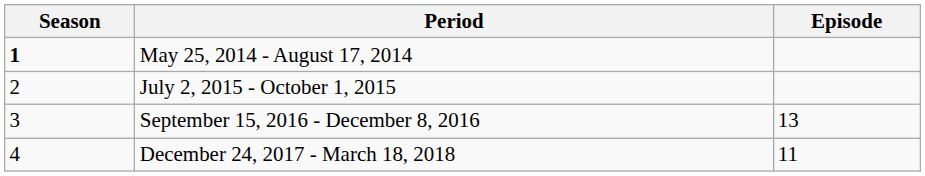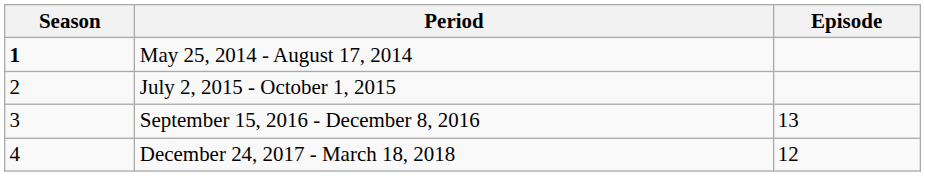(788, 154) 11 -> (788, 154) 12
